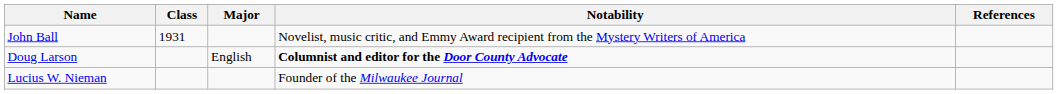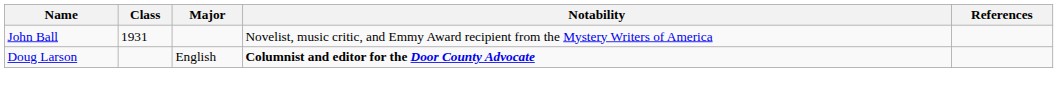- row: (57, 78)
